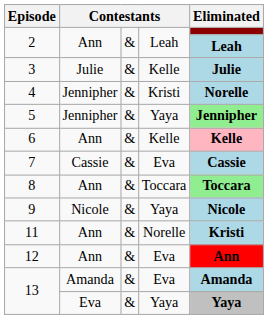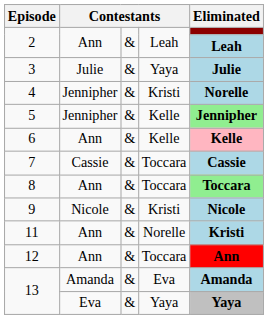(164, 69) Kelle -> (164, 69) Yaya
(164, 115) Yaya -> (164, 115) Kelle
(164, 162) Eva -> (164, 162) Toccara
(164, 209) Yaya -> (164, 209) Kristi
(164, 255) Eva -> (164, 255) Toccara
